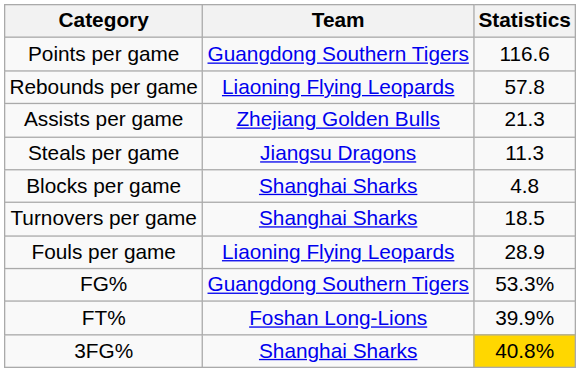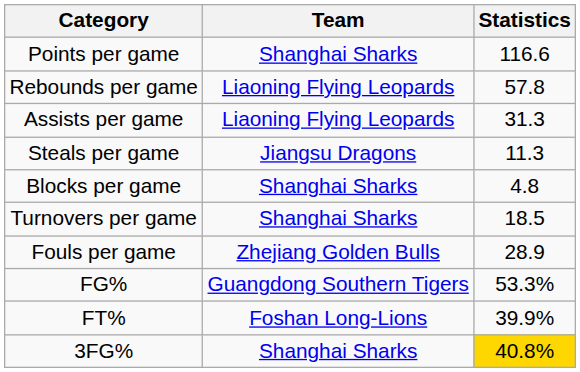(338, 53) Guangdong Southern Tigers -> (338, 53) Shanghai Sharks
(338, 119) Zhejiang Golden Bulls -> (338, 119) Liaoning Flying Leopards
(525, 119) 21.3 -> (525, 119) 31.3
(338, 251) Liaoning Flying Leopards -> (338, 251) Zhejiang Golden Bulls
